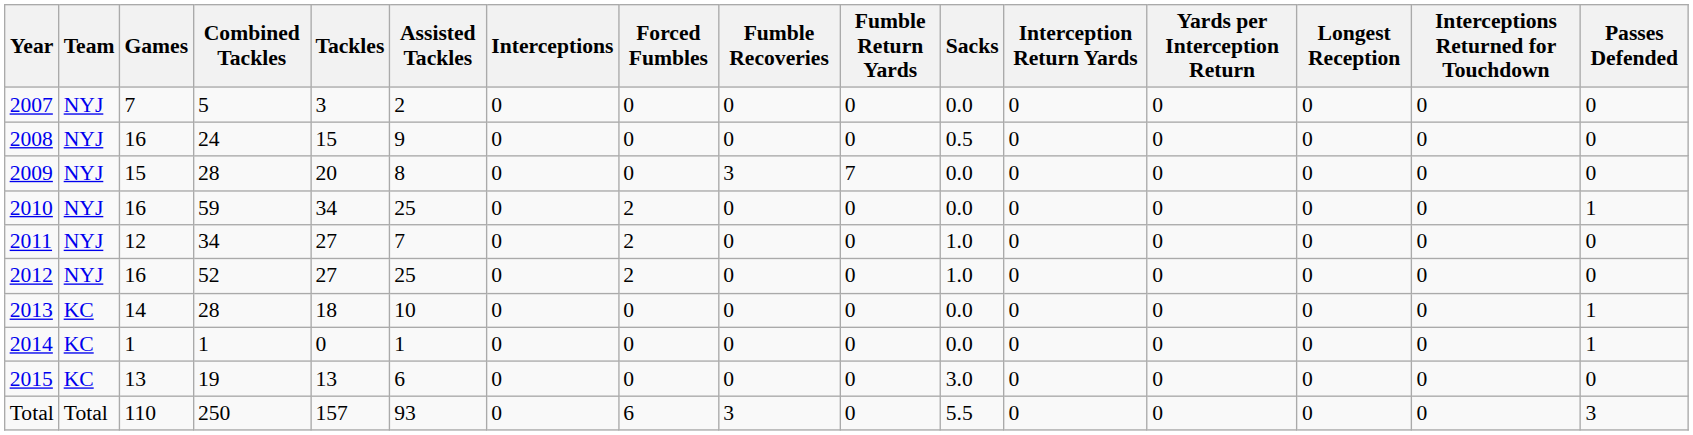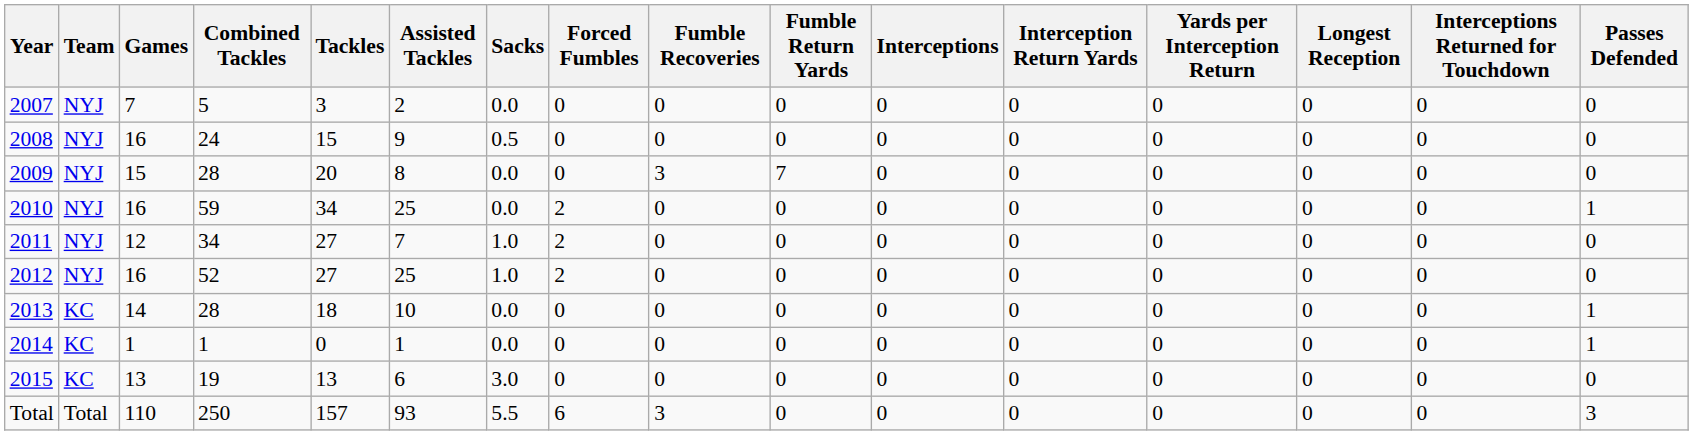columns swapped: (972, 45) <-> (552, 45)
